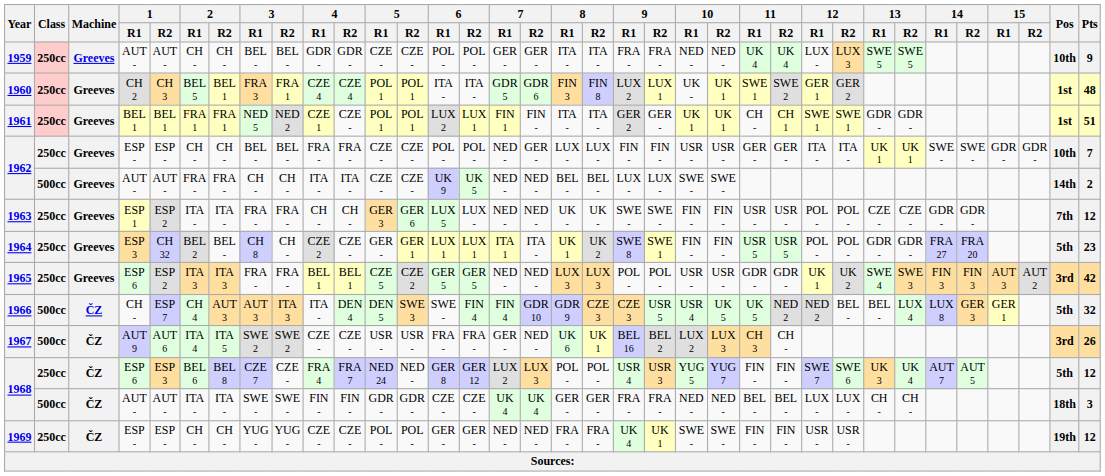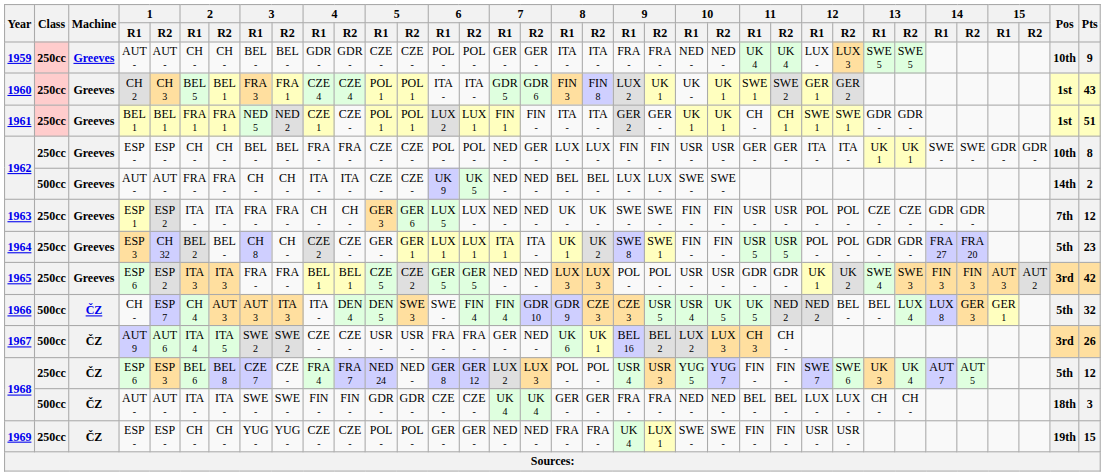(660, 89) LUX 1 -> (660, 89) UK 1
(1090, 89) 48 -> (1090, 89) 43
(1090, 152) 7 -> (1090, 152) 8
(660, 436) UK 1 -> (660, 436) LUX 1
(1090, 436) 12 -> (1090, 436) 15
